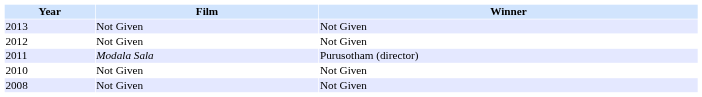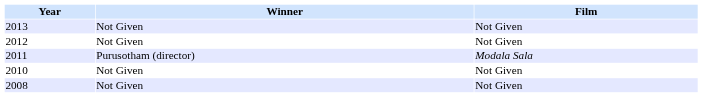columns swapped: (508, 11) <-> (207, 11)
